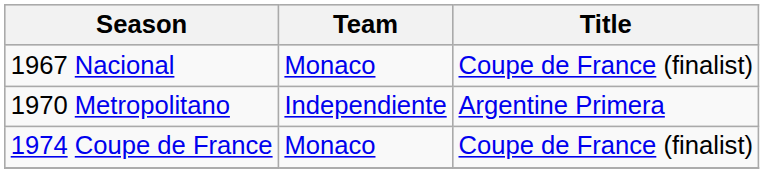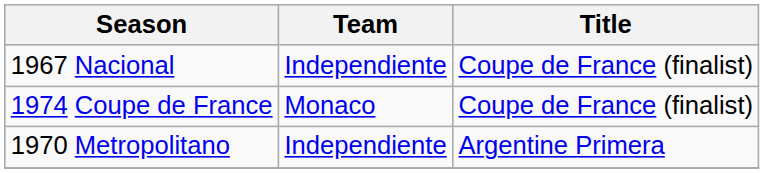(330, 65) Monaco -> (366, 65) Independiente
rows swapped: (120, 106) <-> (142, 146)
